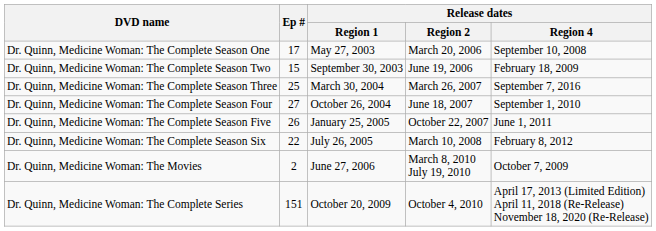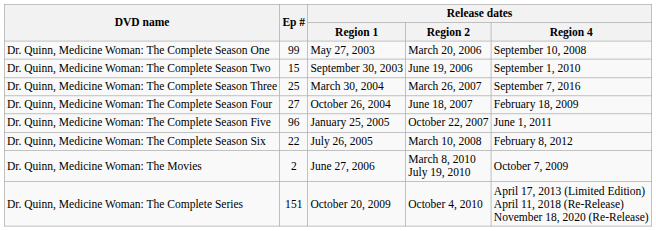(294, 50) 17 -> (294, 50) 99
(536, 68) February 18, 2009 -> (537, 68) September 1, 2010
(537, 104) September 1, 2010 -> (536, 104) February 18, 2009
(294, 123) 26 -> (294, 123) 96
